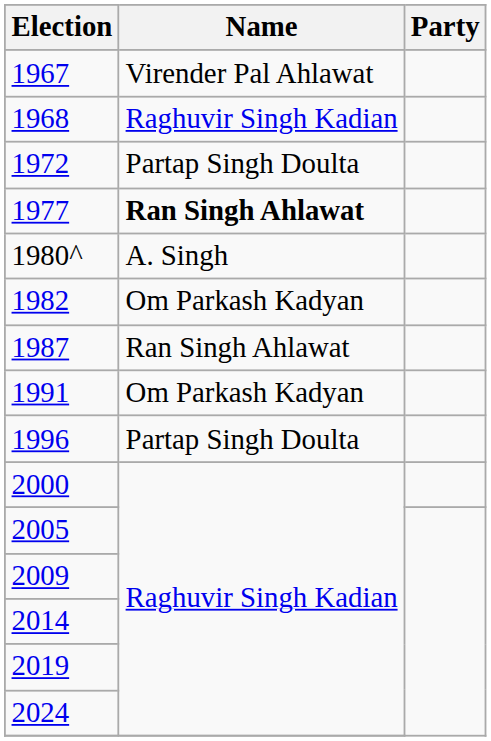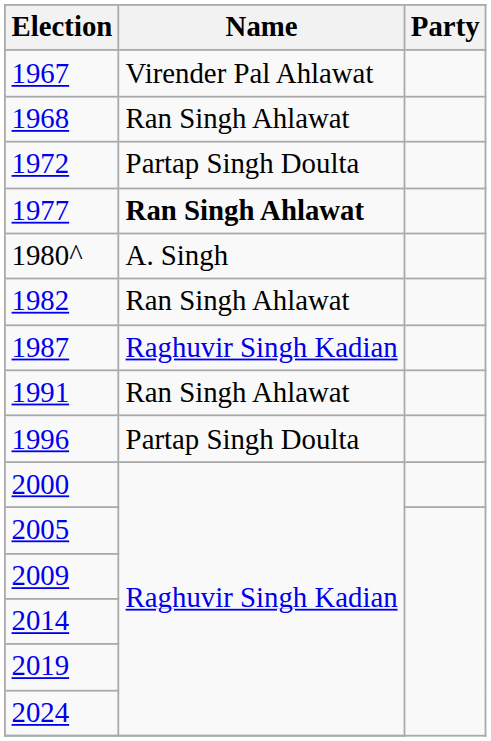(262, 118) Raghuvir Singh Kadian -> (238, 118) Ran Singh Ahlawat
(245, 301) Om Parkash Kadyan -> (238, 301) Ran Singh Ahlawat
(238, 347) Ran Singh Ahlawat -> (262, 347) Raghuvir Singh Kadian
(245, 392) Om Parkash Kadyan -> (238, 392) Ran Singh Ahlawat
